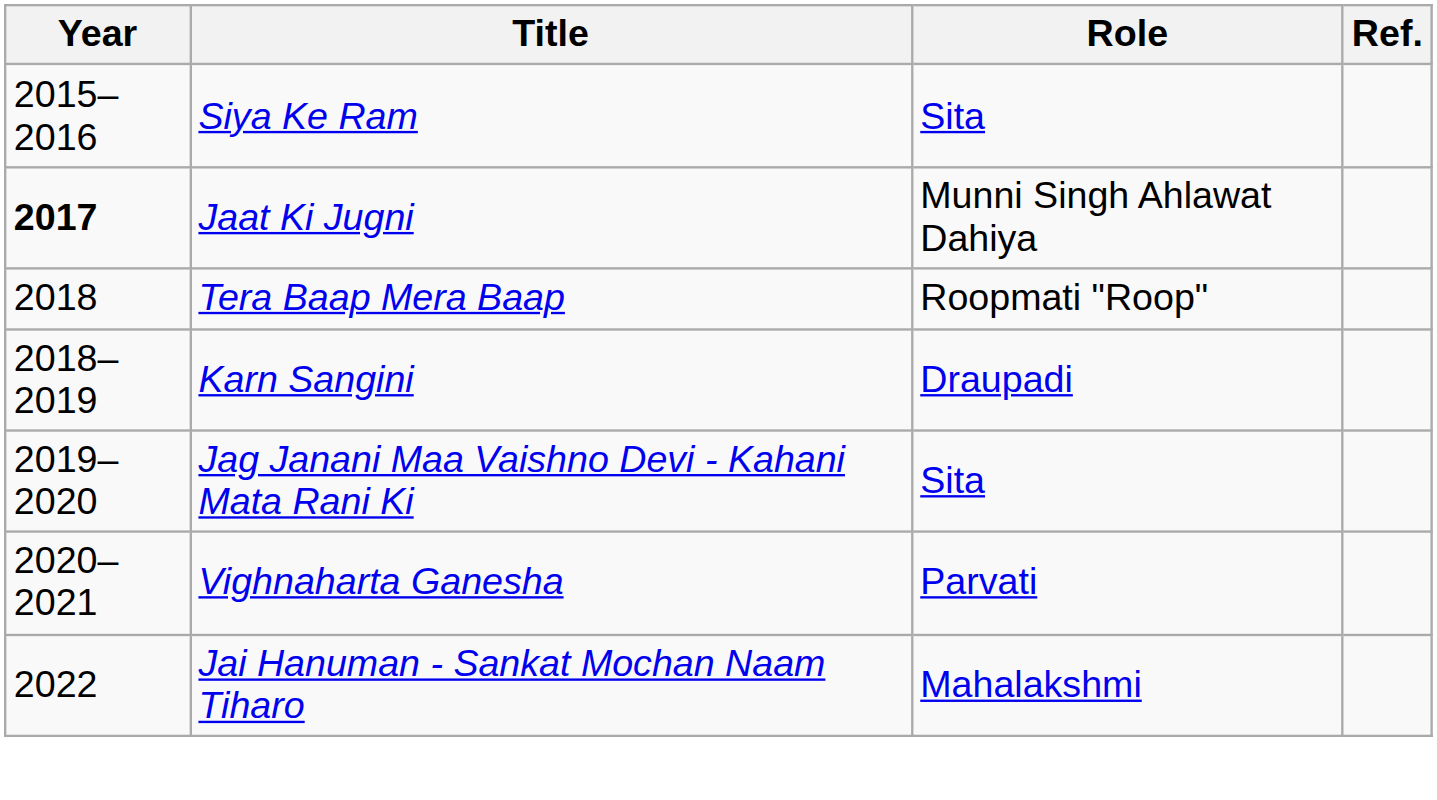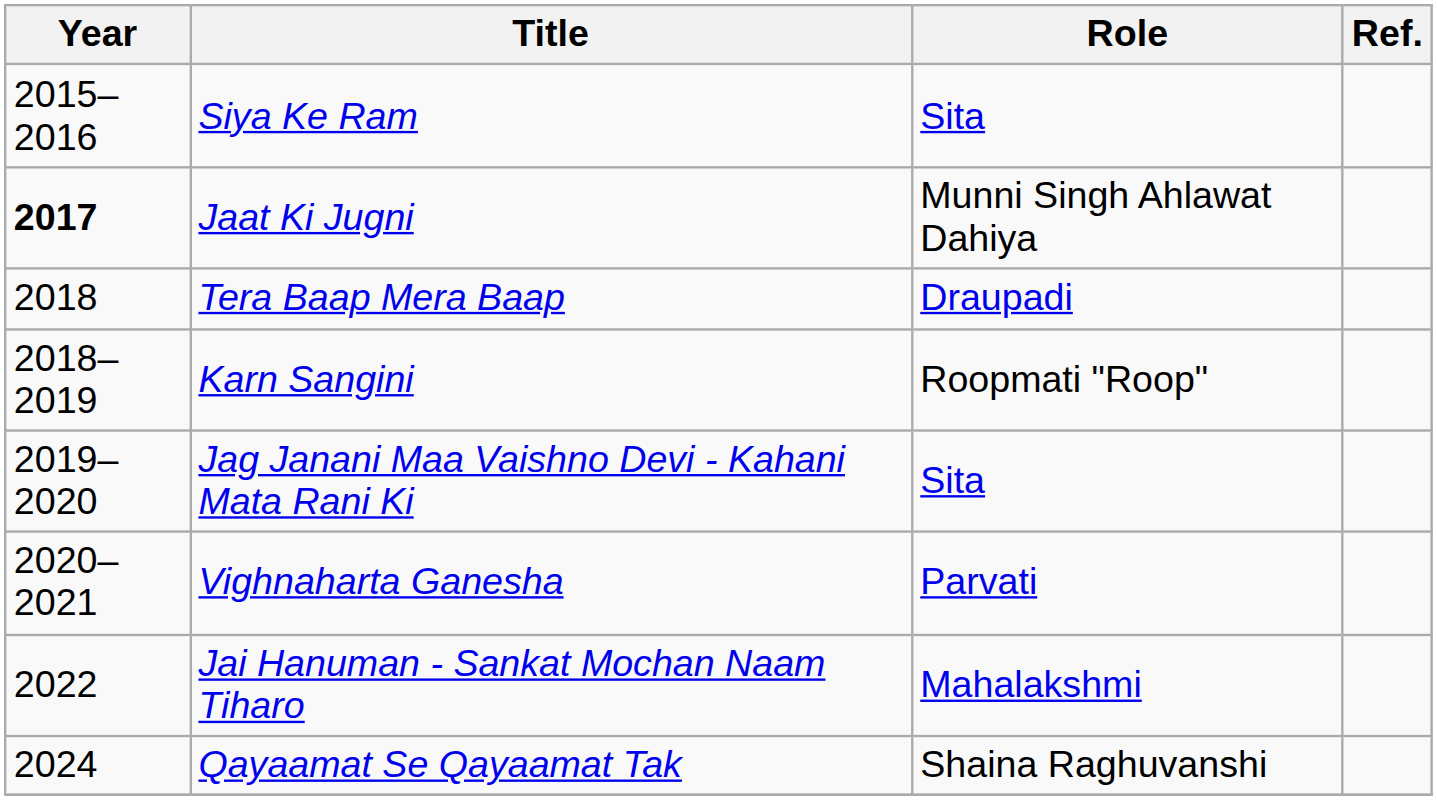(1064, 297) Roopmati "Roop" -> (997, 297) Draupadi
(997, 378) Draupadi -> (1064, 378) Roopmati "Roop"
+ row: (440, 765)
